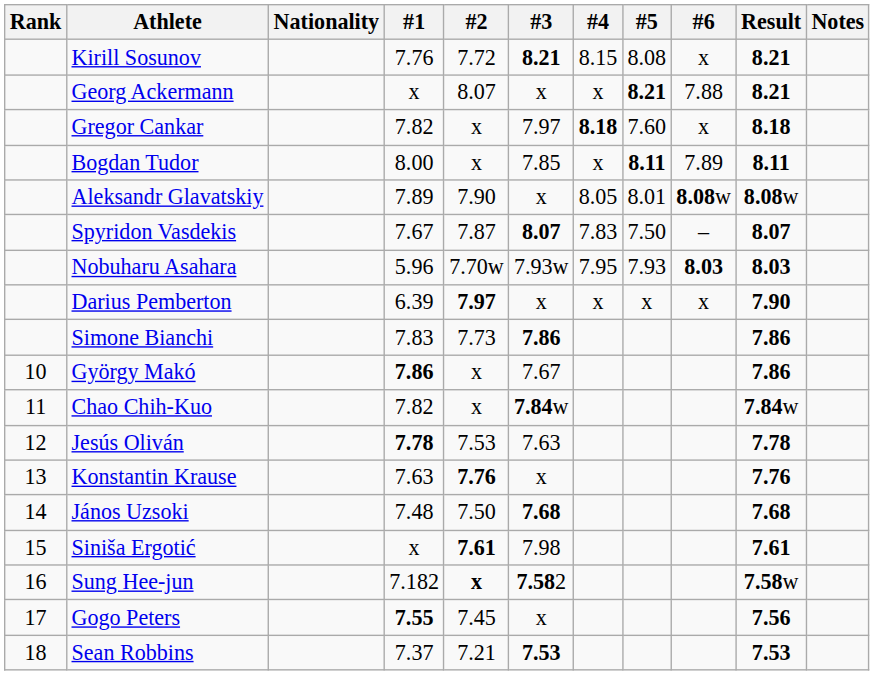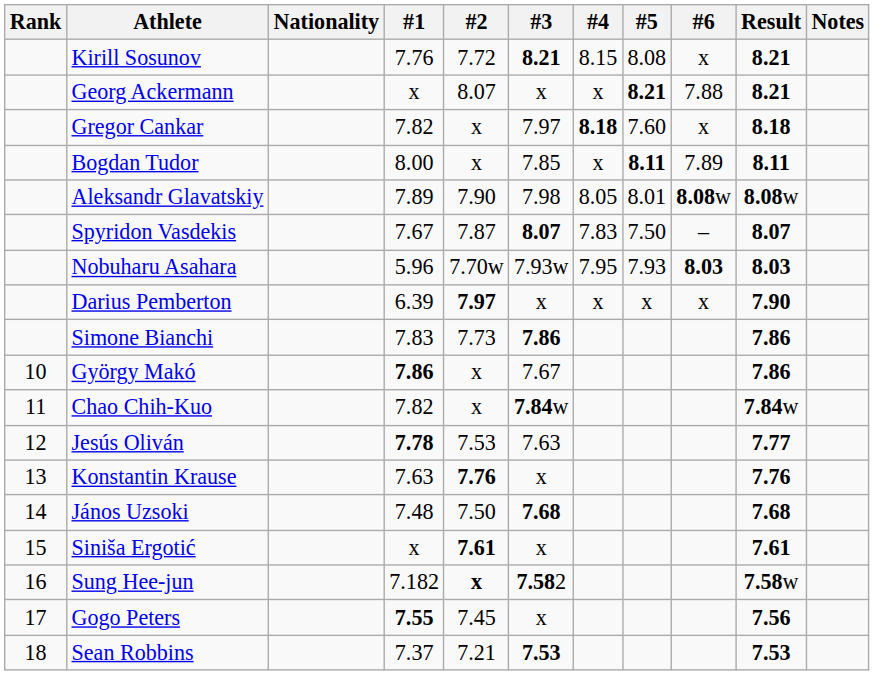(541, 197) x -> (541, 197) 7.98
(771, 442) 7.78 -> (771, 442) 7.77
(541, 547) 7.98 -> (541, 547) x
